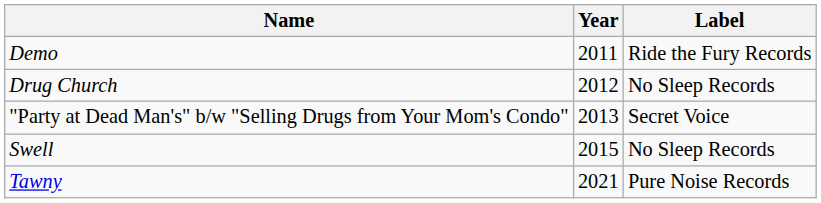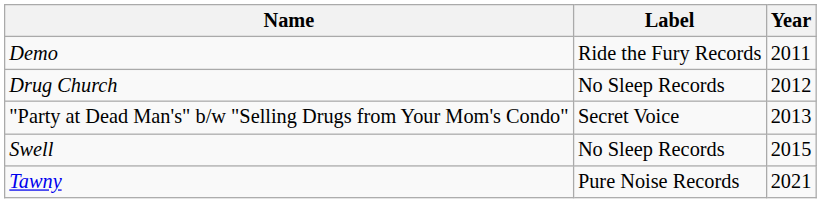columns swapped: (598, 20) <-> (720, 20)
